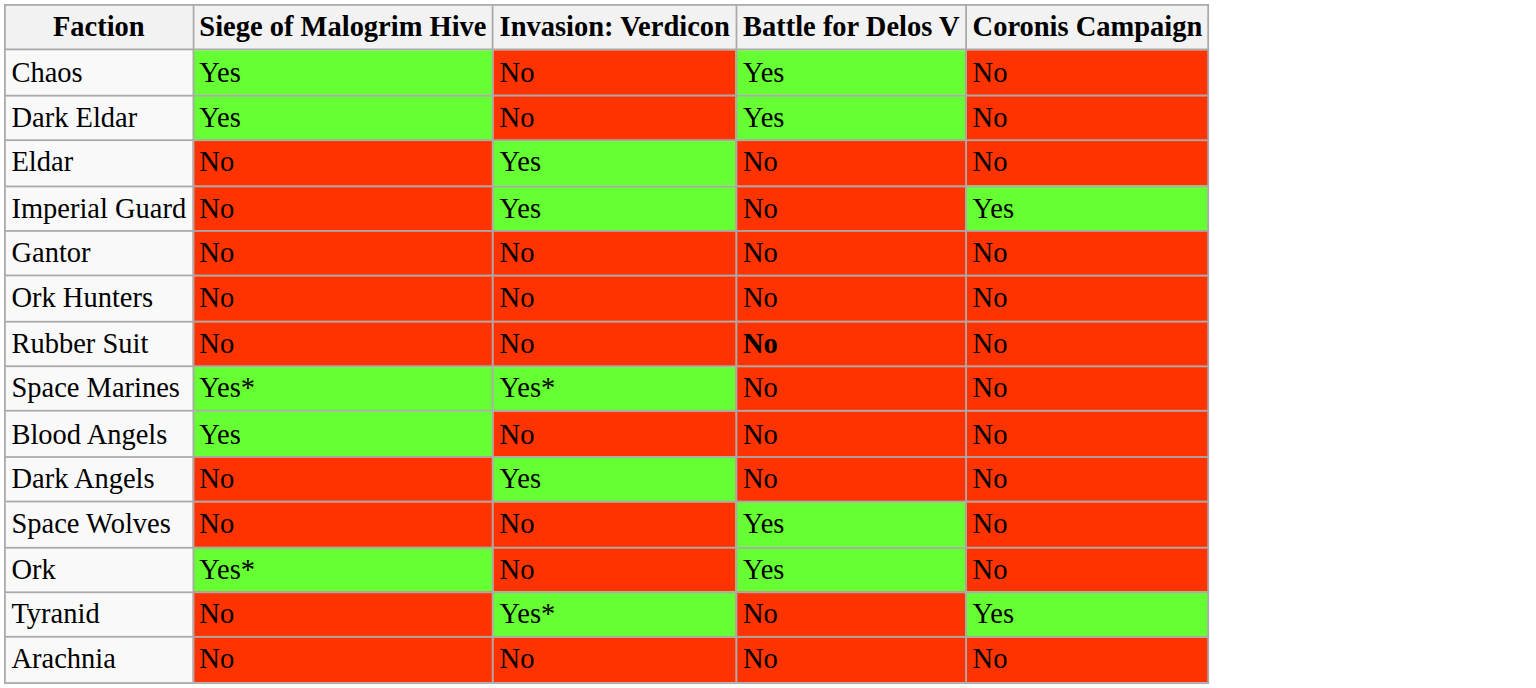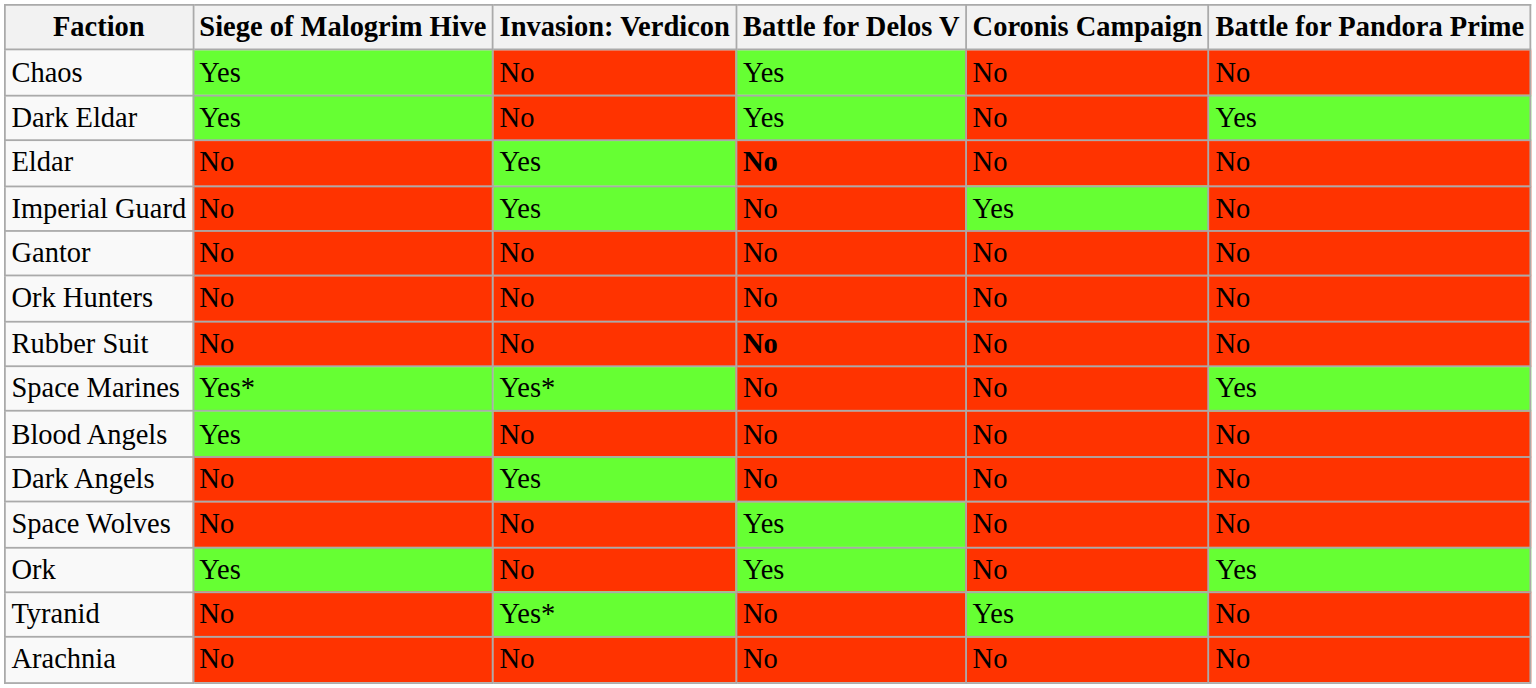+ column: (1370, 27)
(760, 162) normal -> (760, 162) bold
(227, 569) Yes* -> (220, 569) Yes
